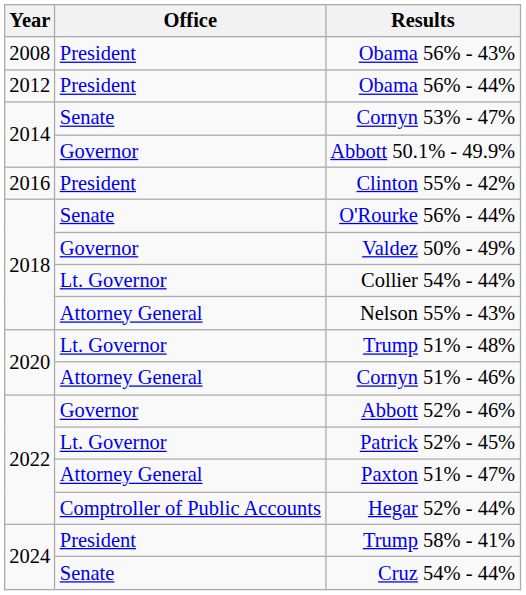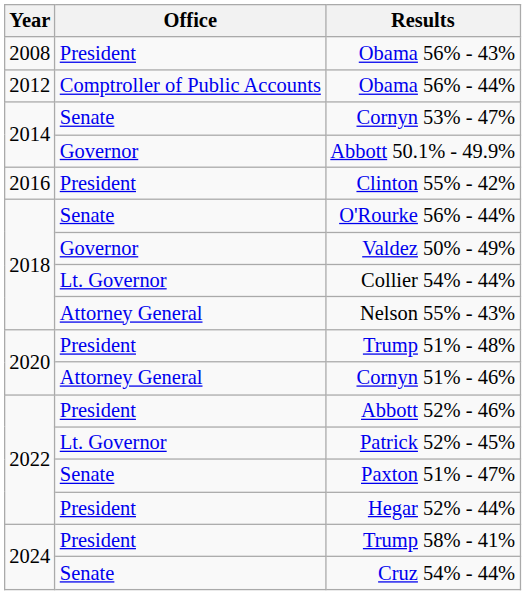(98, 85) President -> (190, 85) Comptroller of Public Accounts
(113, 345) Lt. Governor -> (98, 345) President
(99, 410) Governor -> (98, 410) President
(131, 475) Attorney General -> (87, 475) Senate
(190, 507) Comptroller of Public Accounts -> (98, 507) President
